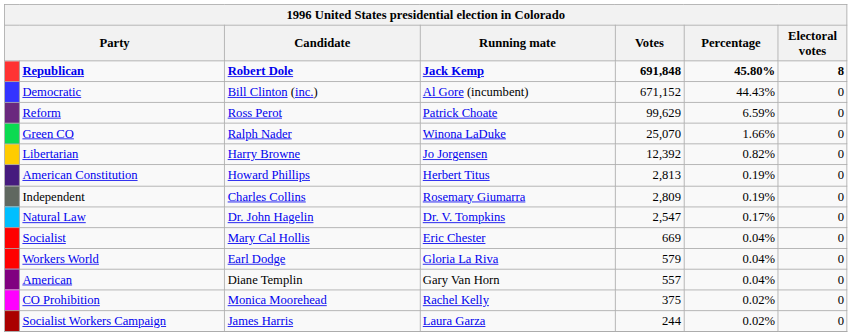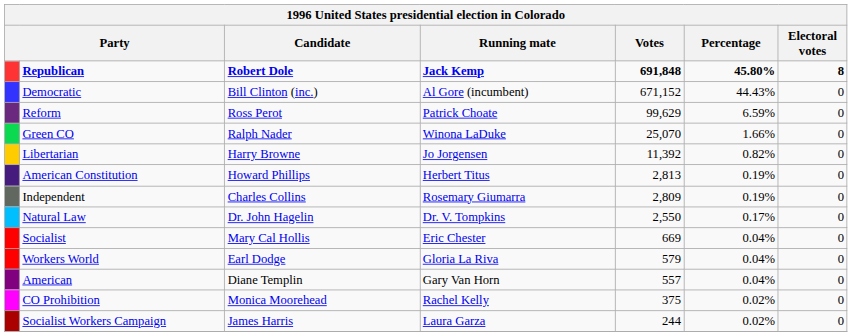(664, 154) 12,392 -> (664, 154) 11,392
(667, 217) 2,547 -> (667, 217) 2,550
